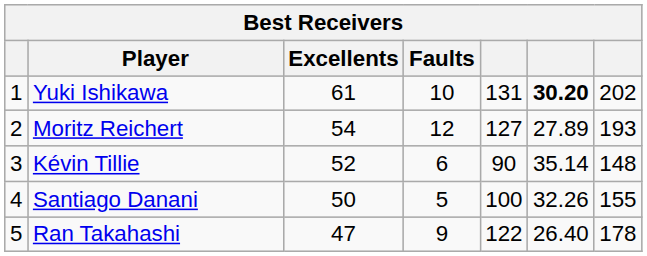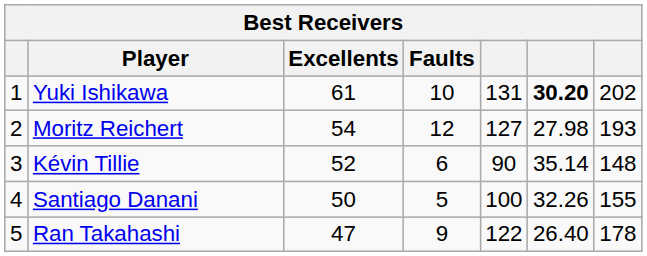(561, 129) 27.89 -> (561, 129) 27.98
